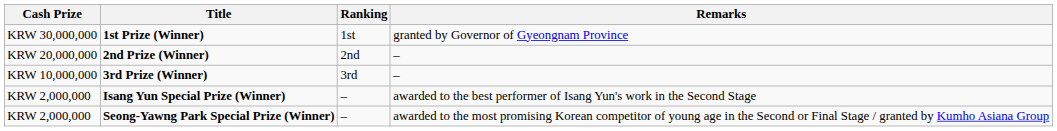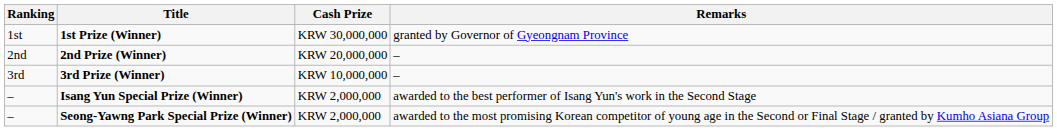columns swapped: (364, 14) <-> (52, 14)
